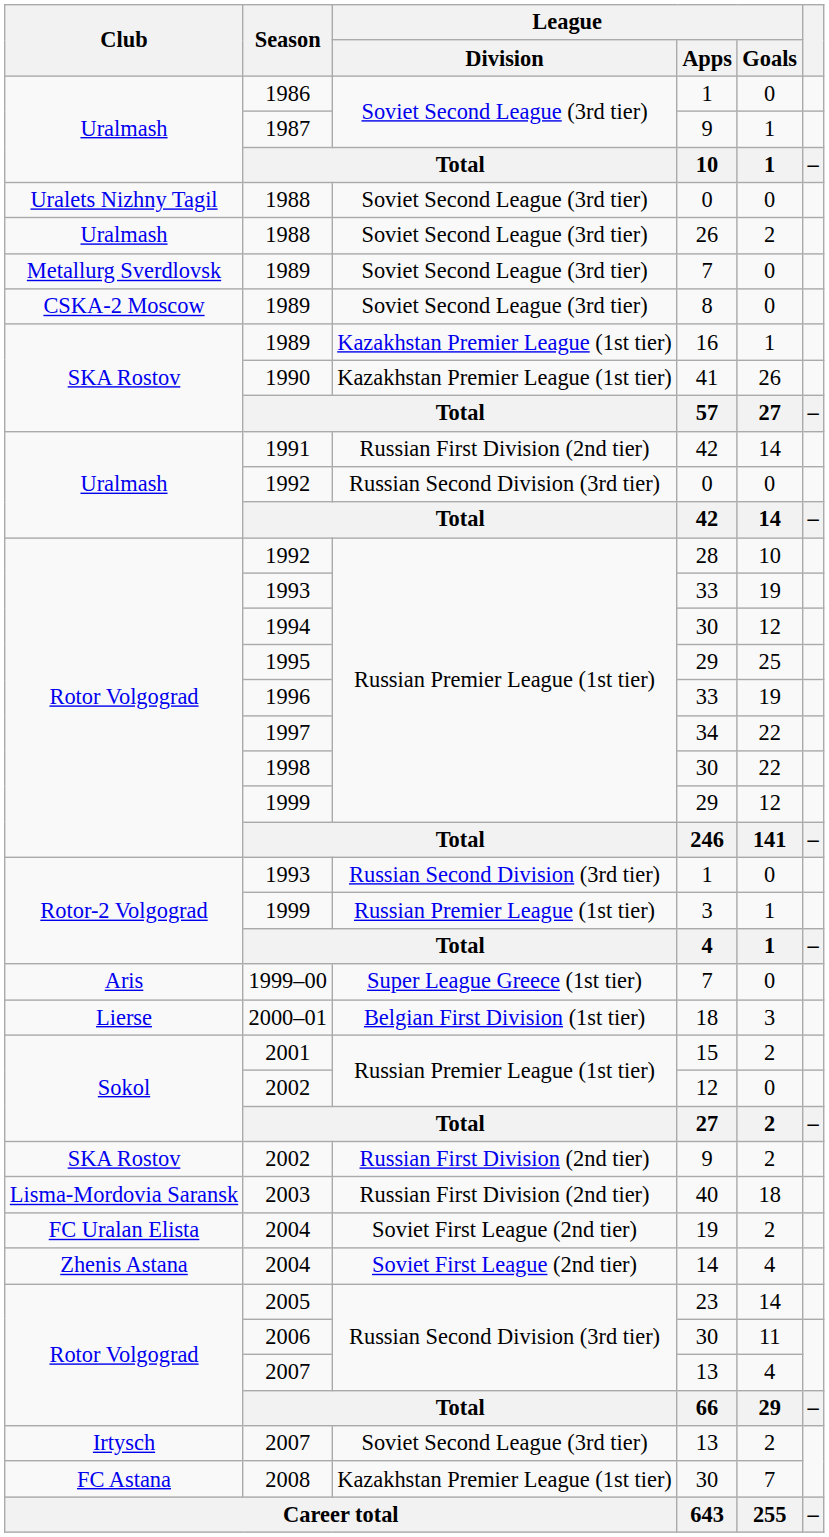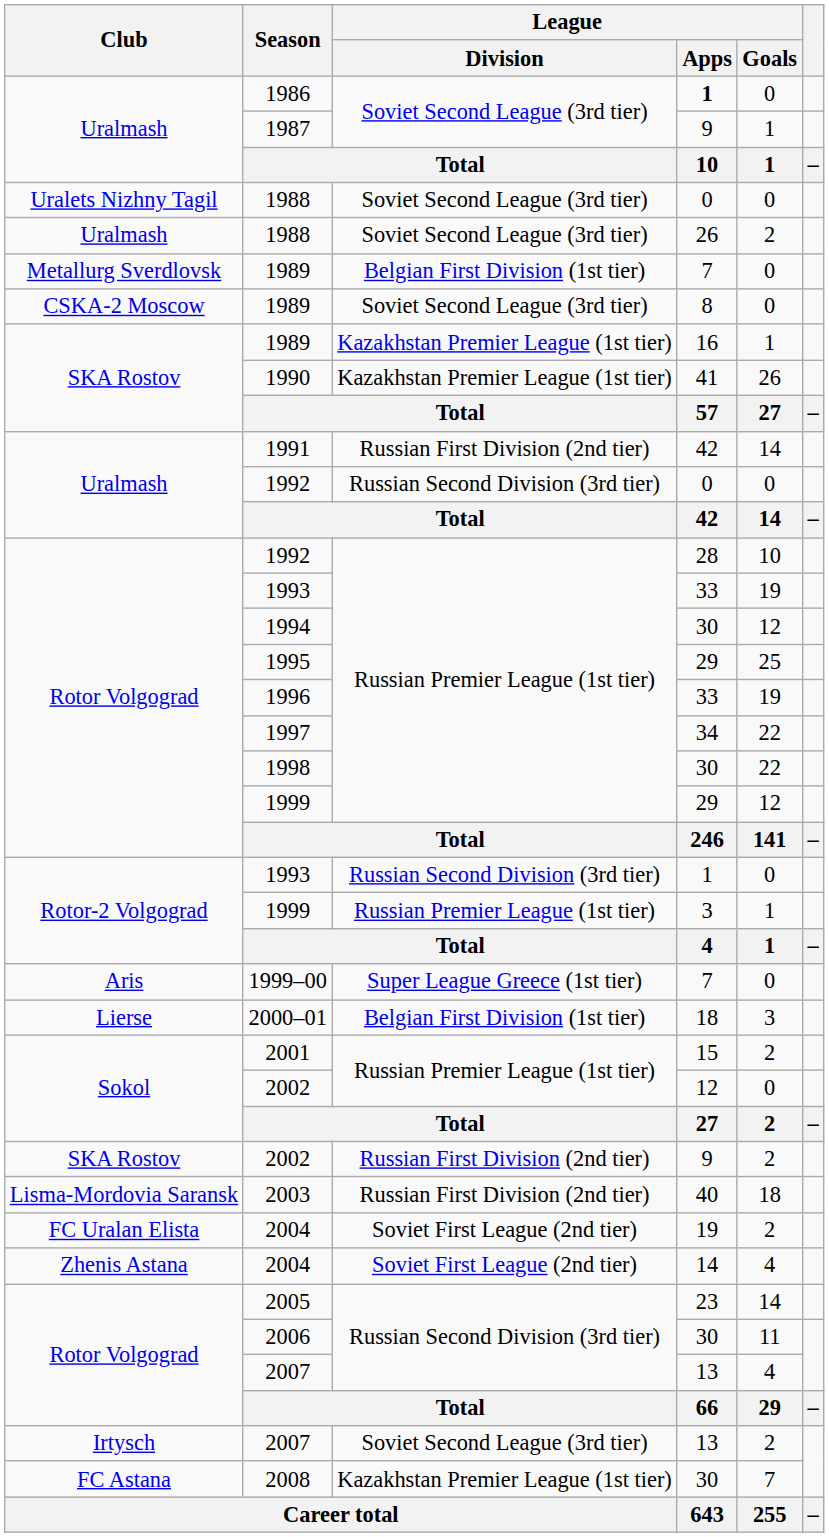(707, 93) normal -> (707, 93) bold
(505, 270) Soviet Second League (3rd tier) -> (505, 270) Belgian First Division (1st tier)
